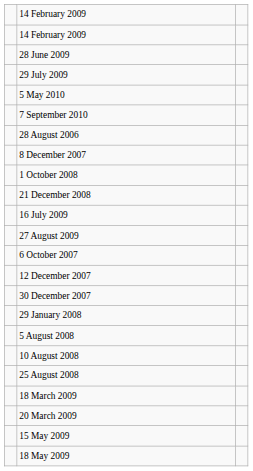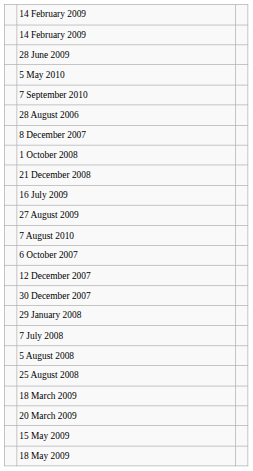- row: (11, 75)
+ row: (11, 235)
+ row: (11, 336)
- row: (11, 356)
